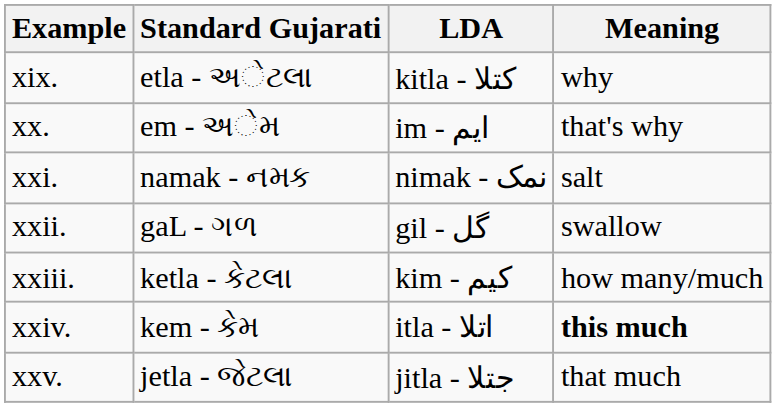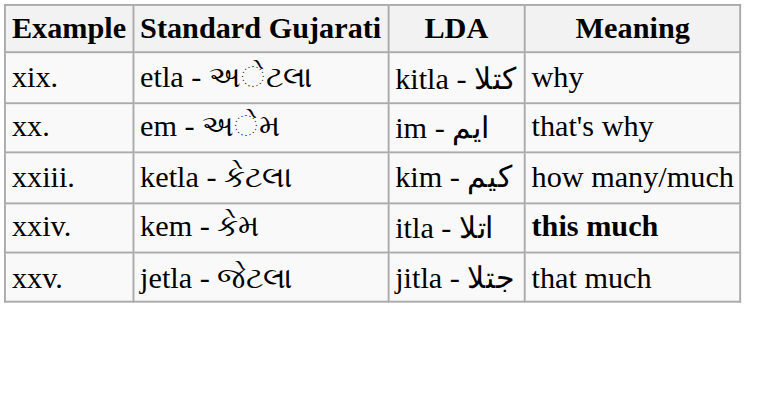- row: (35, 177)
- row: (39, 226)
